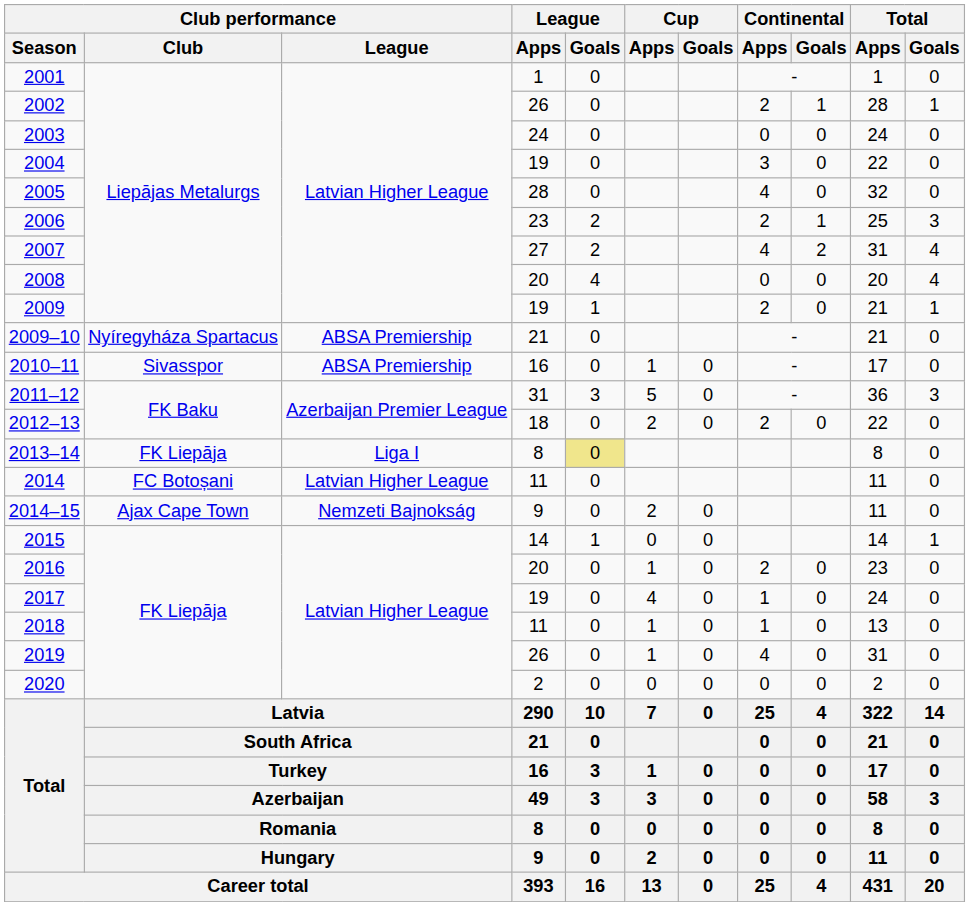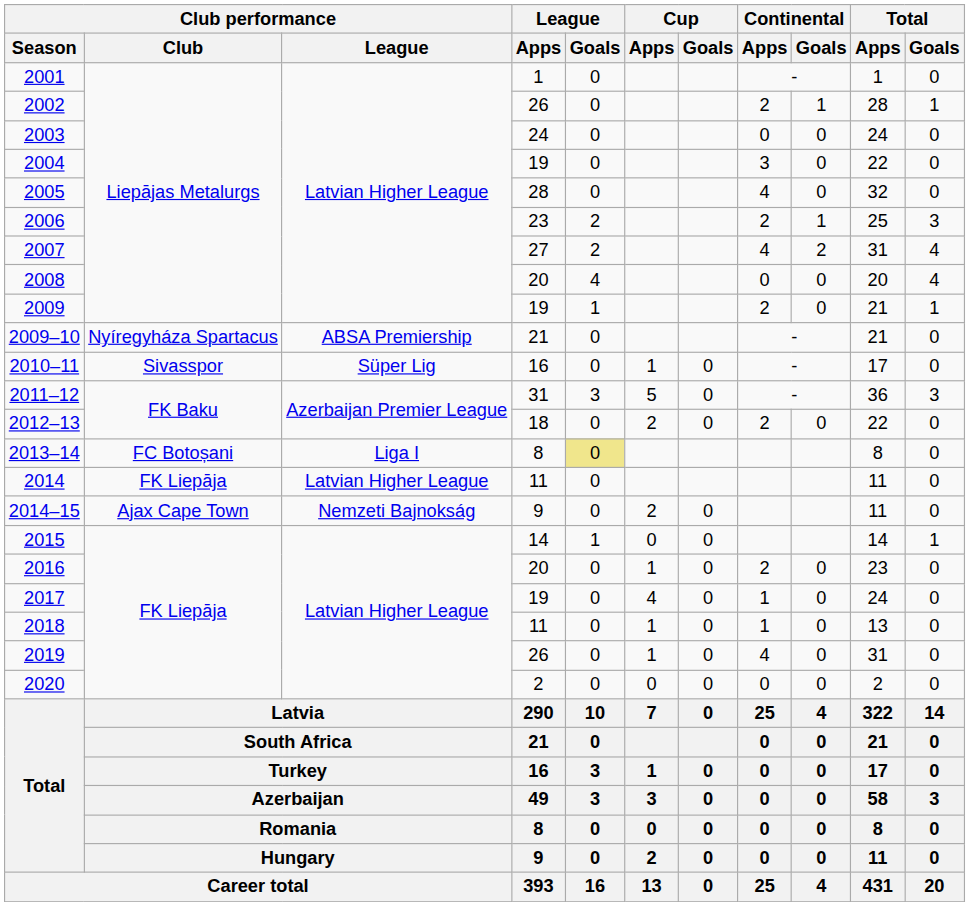(397, 366) ABSA Premiership -> (397, 366) Süper Lig
(183, 452) FK Liepāja -> (183, 452) FC Botoșani
(183, 481) FC Botoșani -> (183, 481) FK Liepāja
